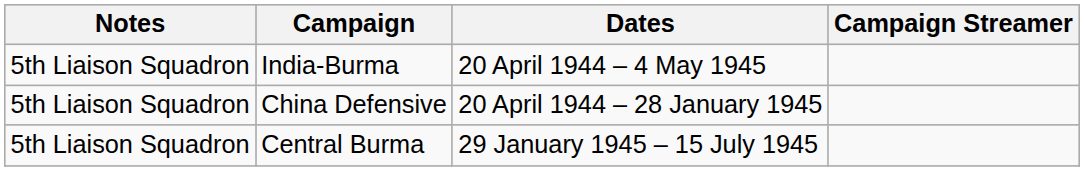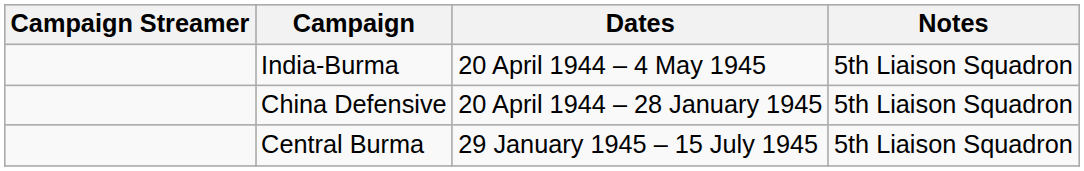columns swapped: (953, 24) <-> (130, 24)
